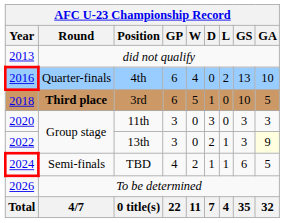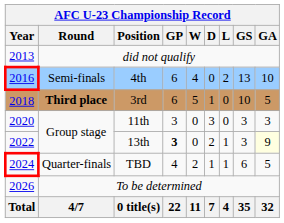(77, 78) Quarter-finals -> (77, 78) Semi-finals
(174, 142) normal -> (174, 142) bold
(77, 164) Semi-finals -> (77, 164) Quarter-finals
